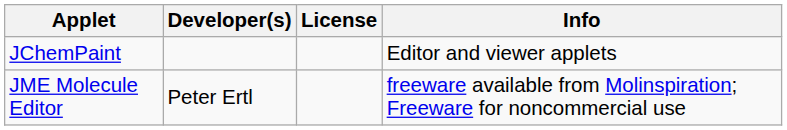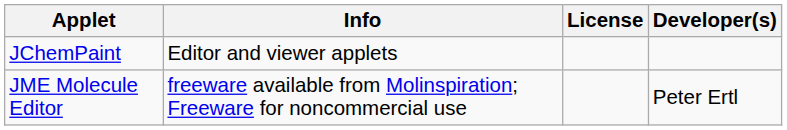columns swapped: (229, 20) <-> (582, 20)
